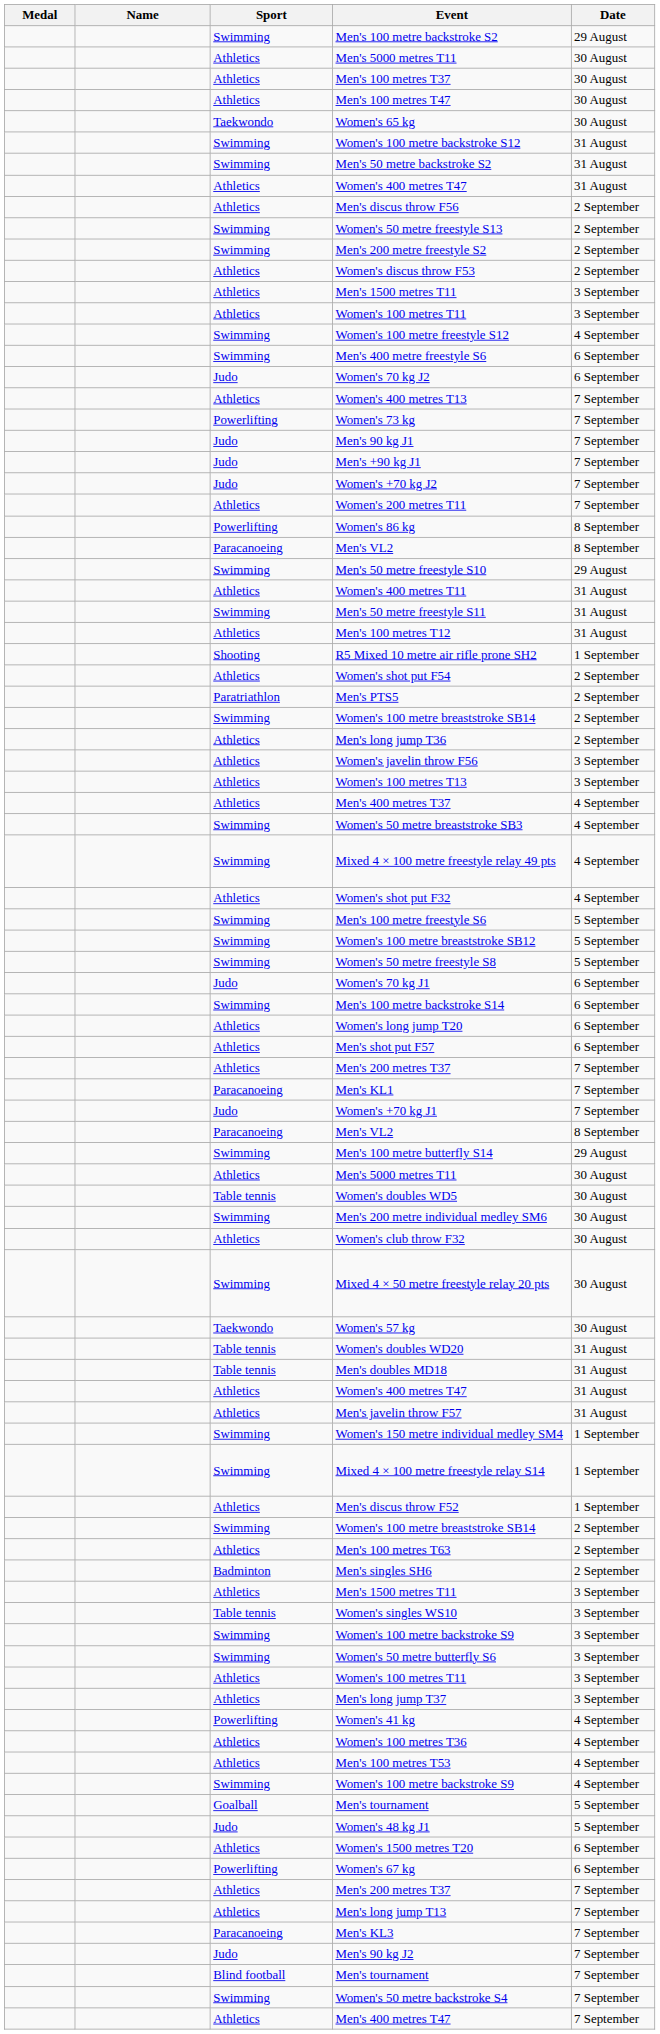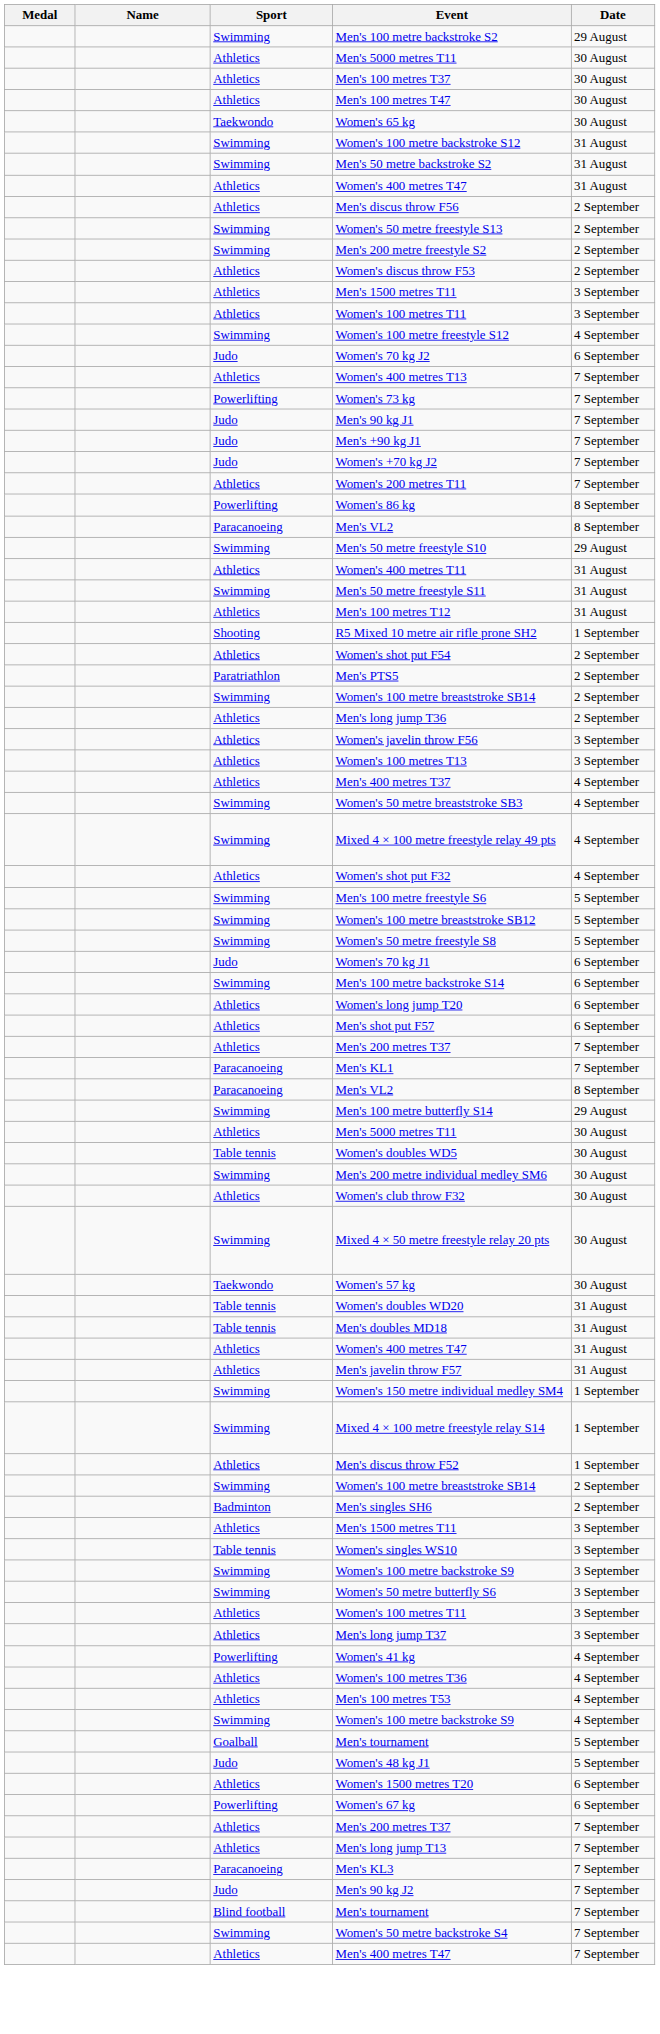- row: (242, 356)
- row: (225, 1111)
- row: (237, 1549)
